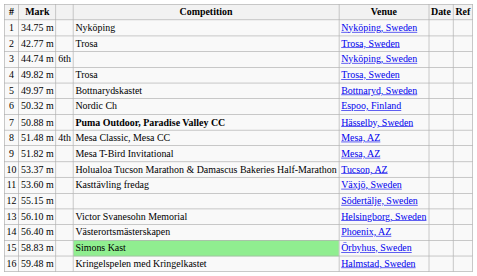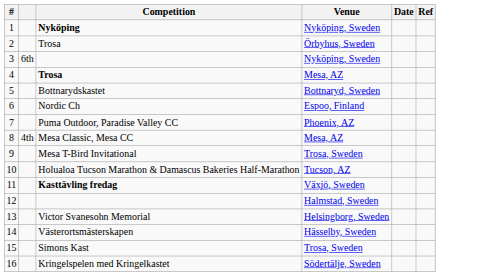- column: (37, 12)
(95, 28) normal -> (59, 28) bold
(370, 43) Trosa, Sweden -> (339, 43) Örbyhus, Sweden
(87, 75) normal -> (50, 75) bold
(370, 75) Trosa, Sweden -> (324, 75) Mesa, AZ
(150, 122) bold -> (108, 122) normal
(377, 122) Hässelby, Sweden -> (329, 122) Phoenix, AZ
(361, 153) Mesa, AZ -> (333, 153) Trosa, Sweden
(112, 185) normal -> (78, 185) bold
(379, 201) Södertälje, Sweden -> (341, 201) Halmstad, Sweden
(366, 232) Phoenix, AZ -> (340, 232) Hässelby, Sweden
(101, 248) lightgreen background -> (64, 248) no background
(376, 248) Örbyhus, Sweden -> (333, 248) Trosa, Sweden
(378, 264) Halmstad, Sweden -> (342, 264) Södertälje, Sweden
